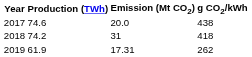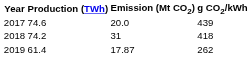(205, 23) 438 -> (205, 23) 439
(37, 49) 61.9 -> (37, 49) 61.4
(122, 49) 17.31 -> (122, 49) 17.87
